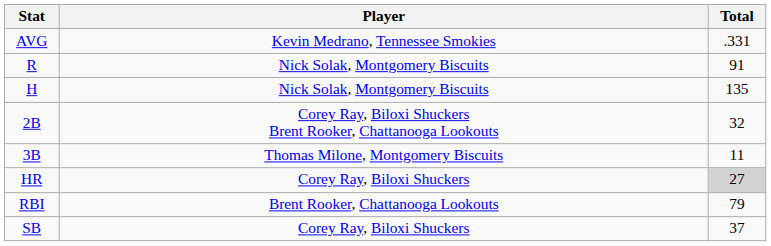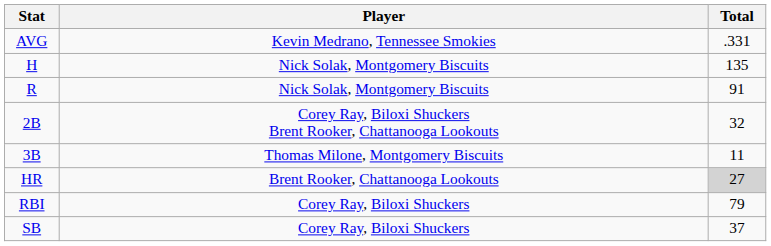rows swapped: (32, 89) <-> (32, 65)
(384, 180) Corey Ray, Biloxi Shuckers -> (384, 180) Brent Rooker, Chattanooga Lookouts
(384, 204) Brent Rooker, Chattanooga Lookouts -> (384, 204) Corey Ray, Biloxi Shuckers
